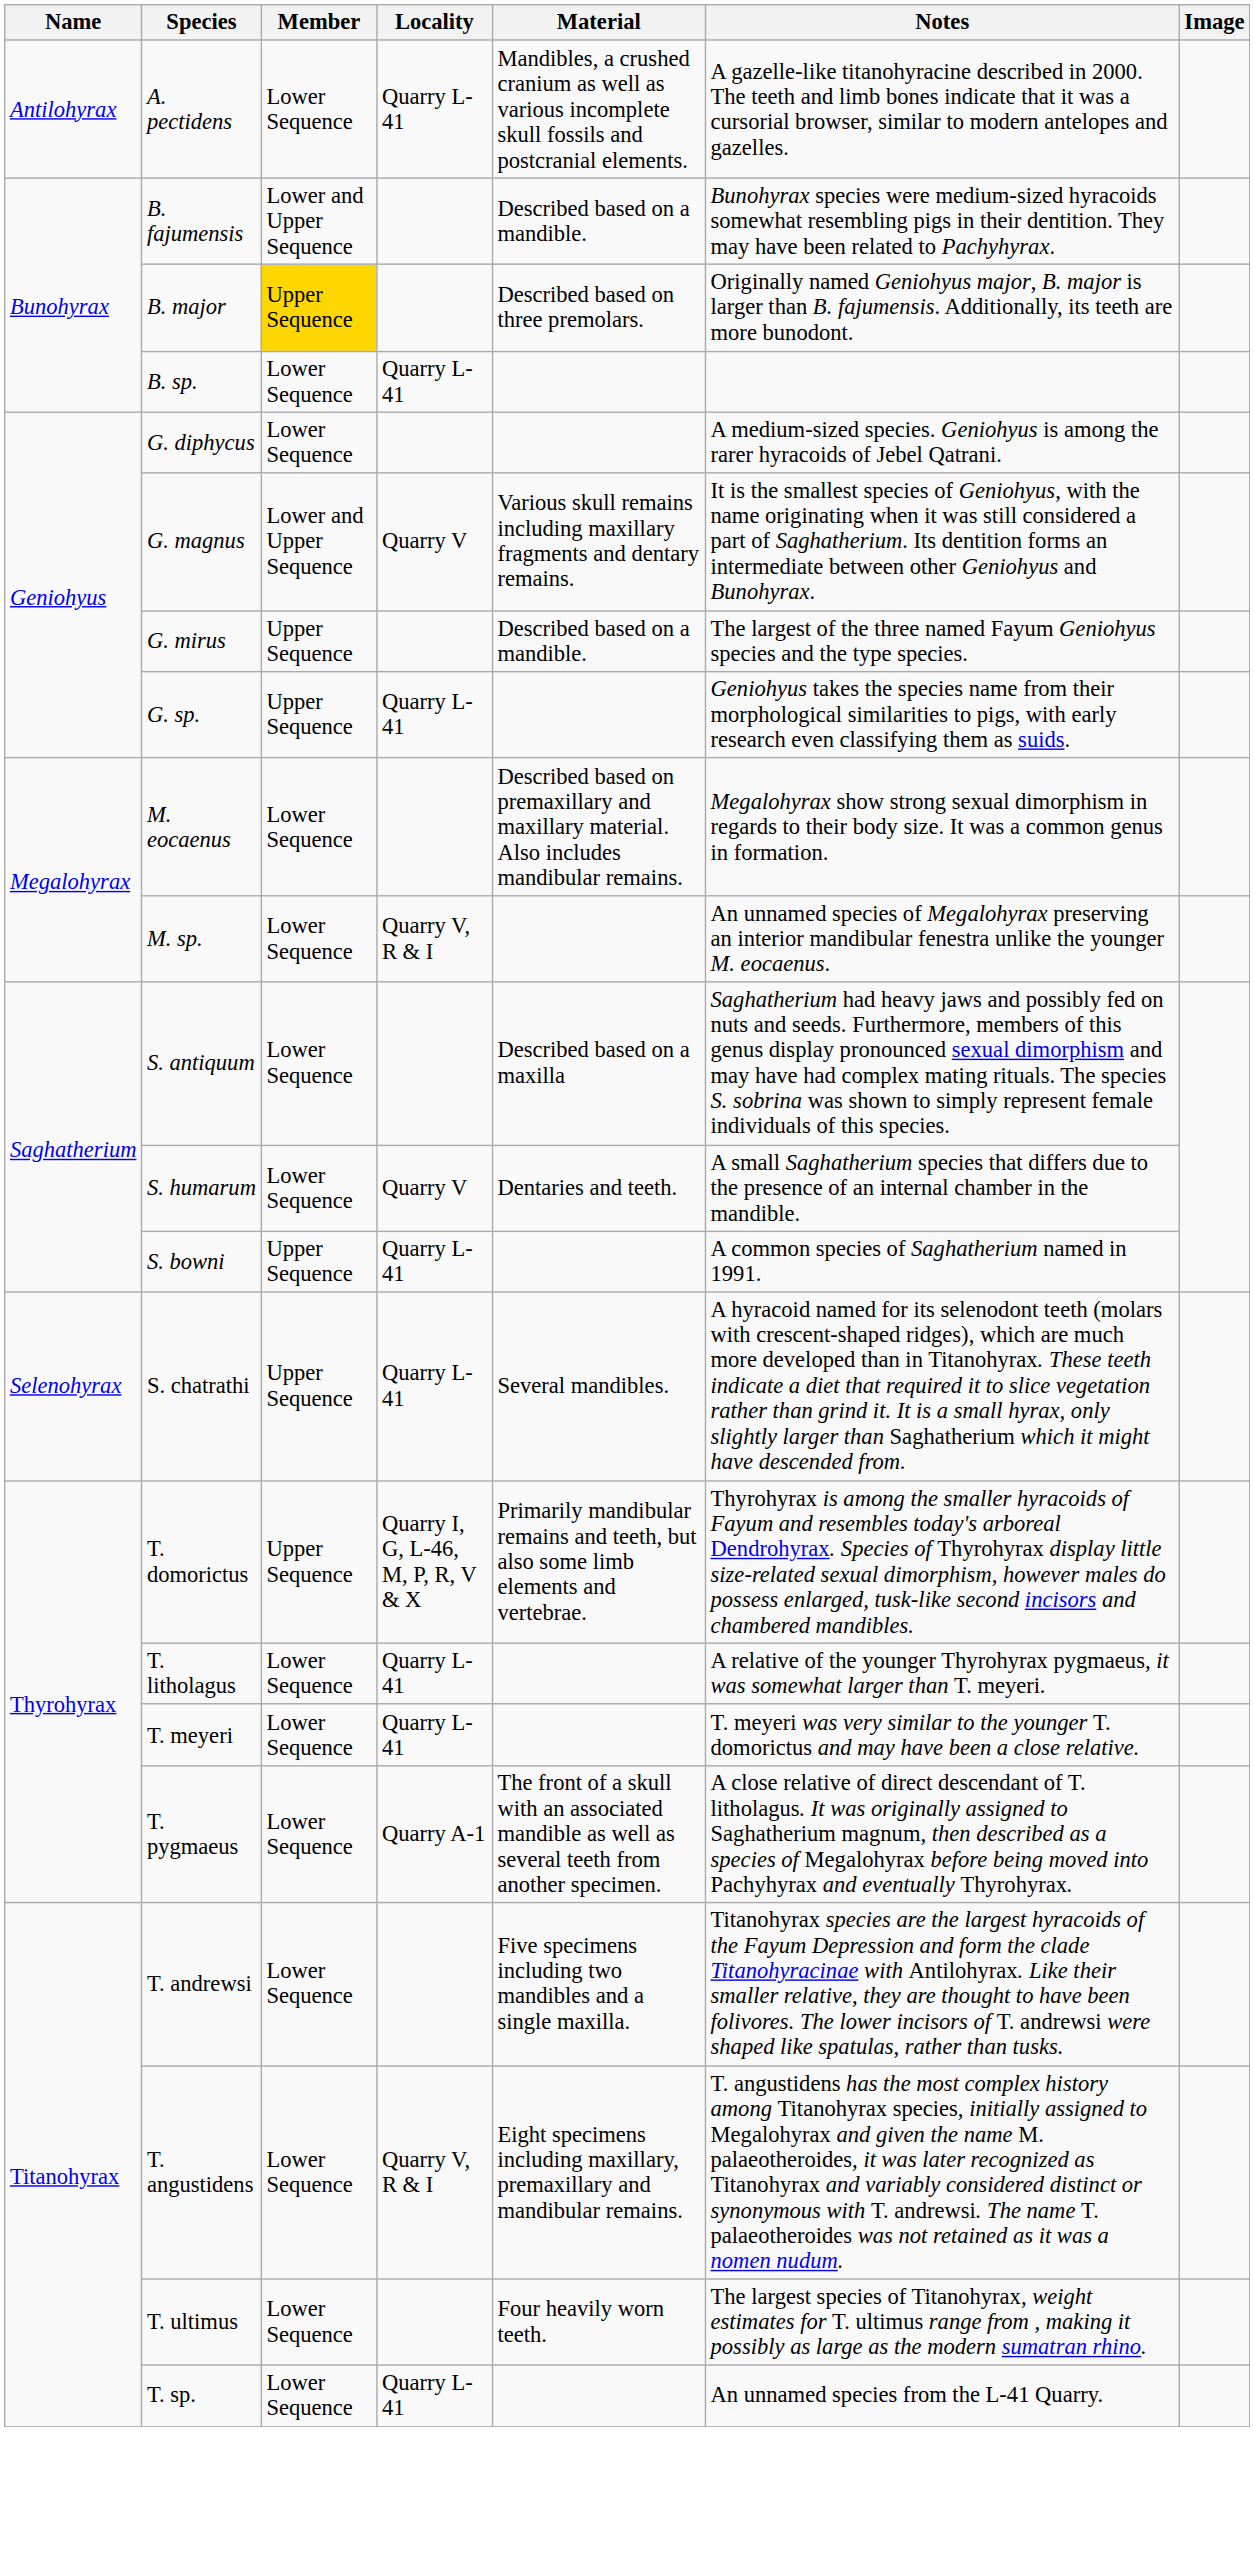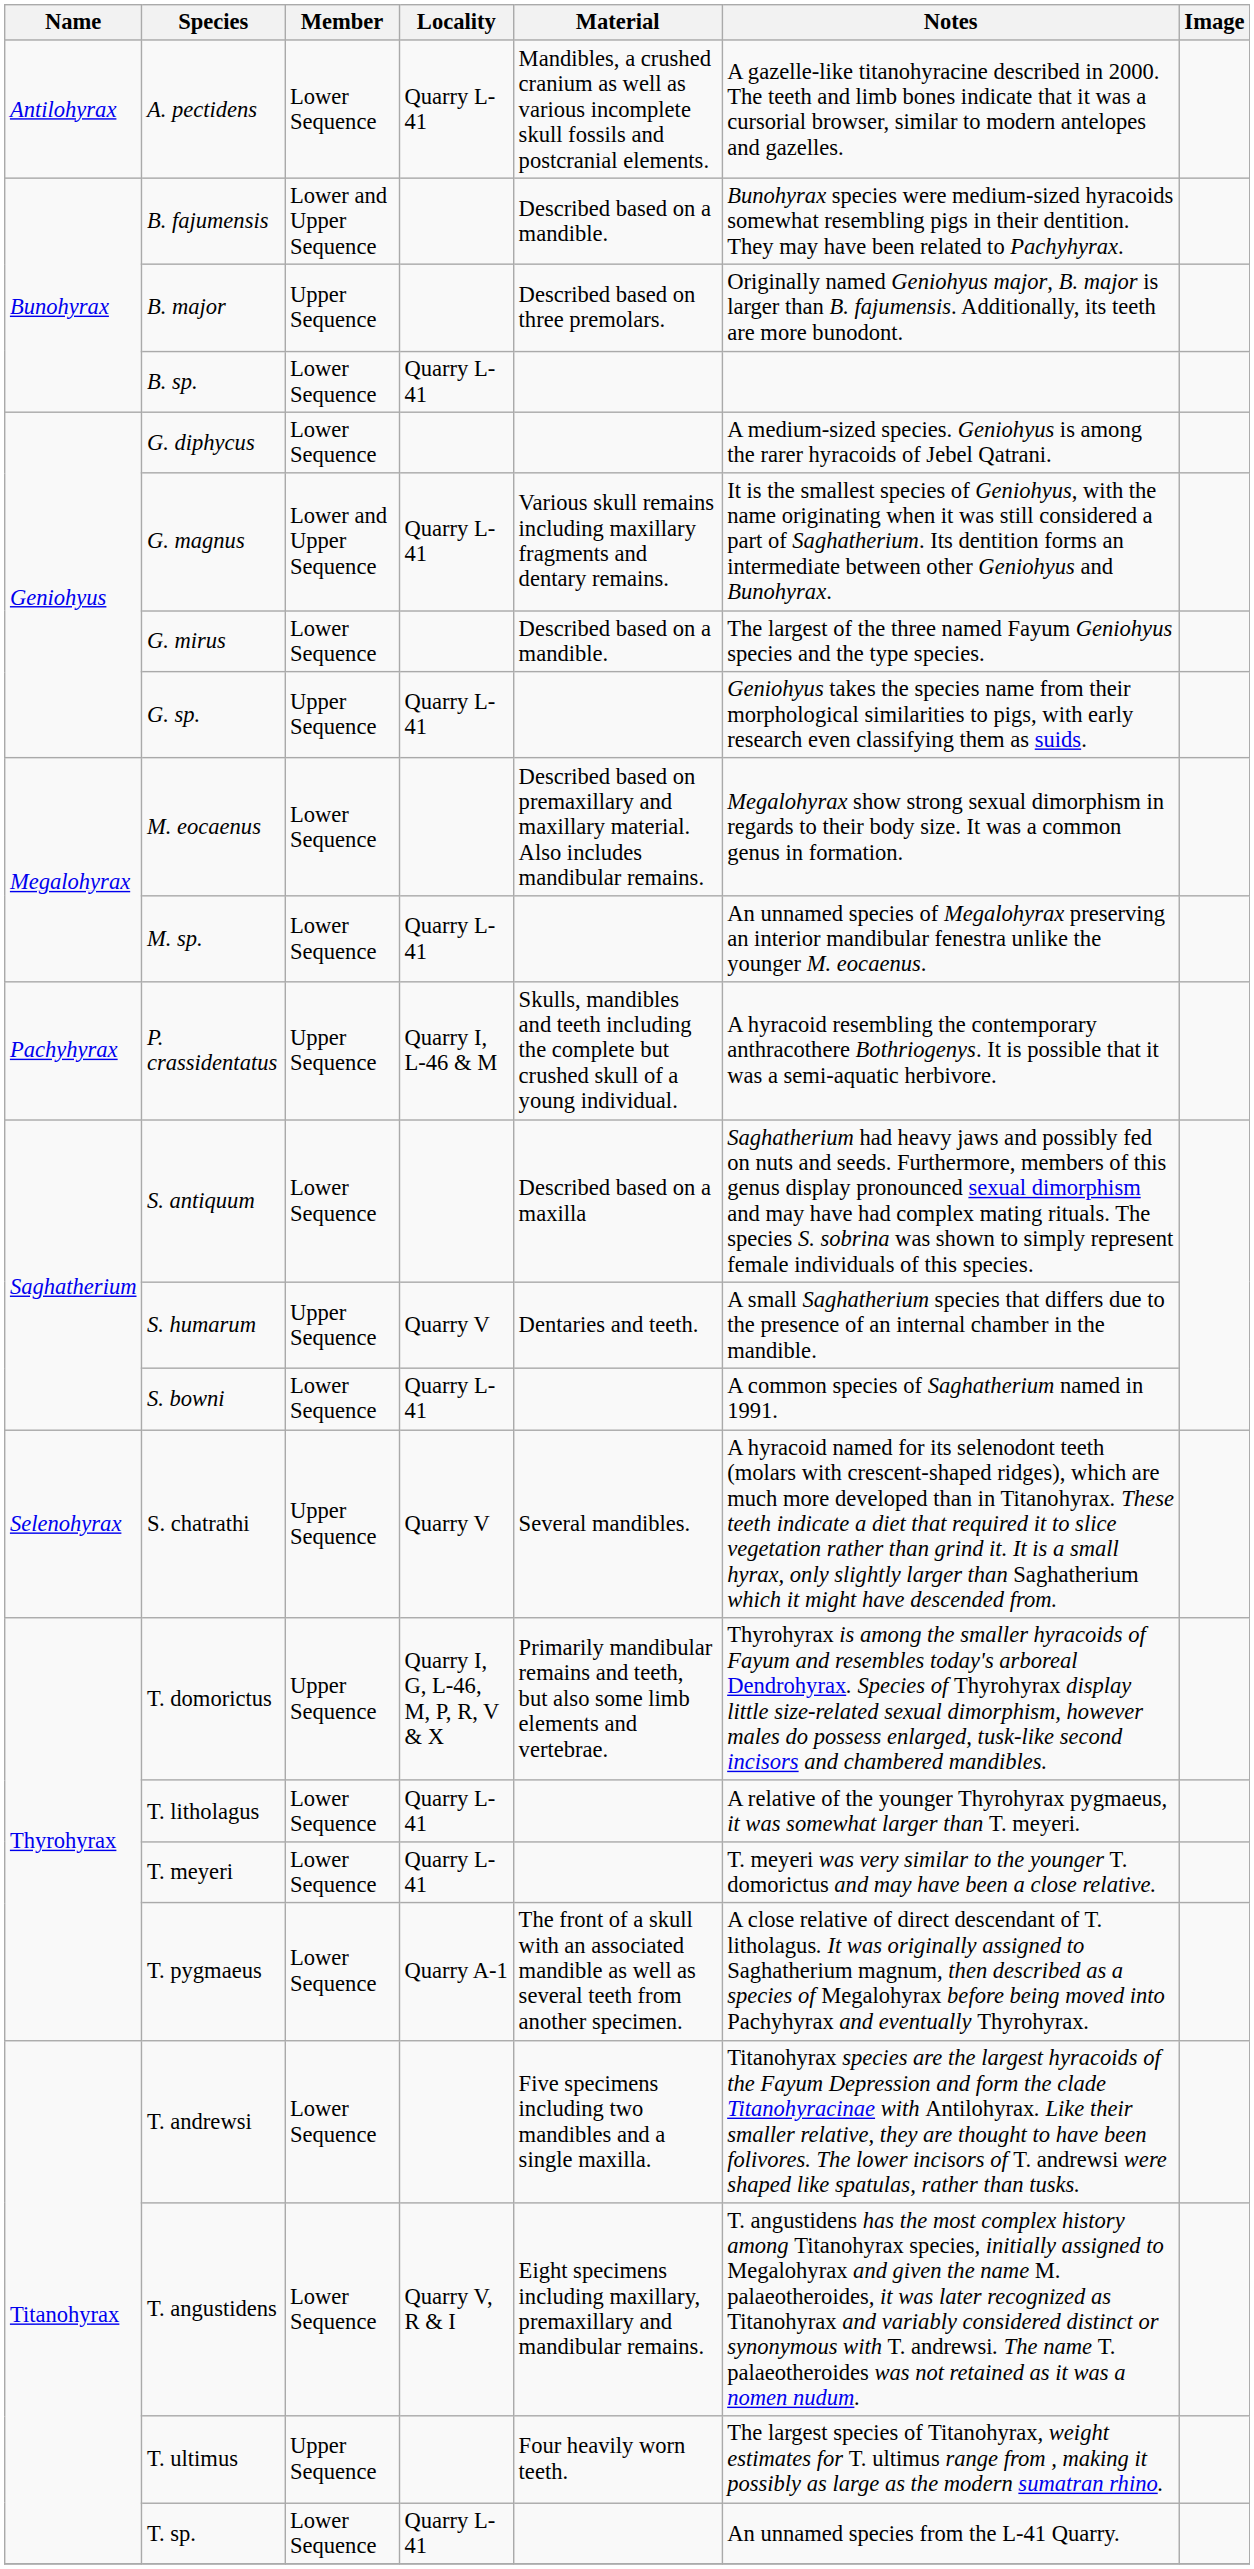(310, 307) gold background -> (333, 307) no background
(425, 541) Quarry V -> (450, 541) Quarry L-41
(310, 640) Upper Sequence -> (333, 640) Lower Sequence
(426, 938) Quarry V, R & I -> (450, 938) Quarry L-41
+ row: (212, 1050)
(310, 1187) Lower Sequence -> (333, 1325) Upper Sequence
(310, 1261) Upper Sequence -> (333, 1398) Lower Sequence
(427, 1386) Quarry L-41 -> (447, 1523) Quarry V
(310, 2321) Lower Sequence -> (333, 2459) Upper Sequence
